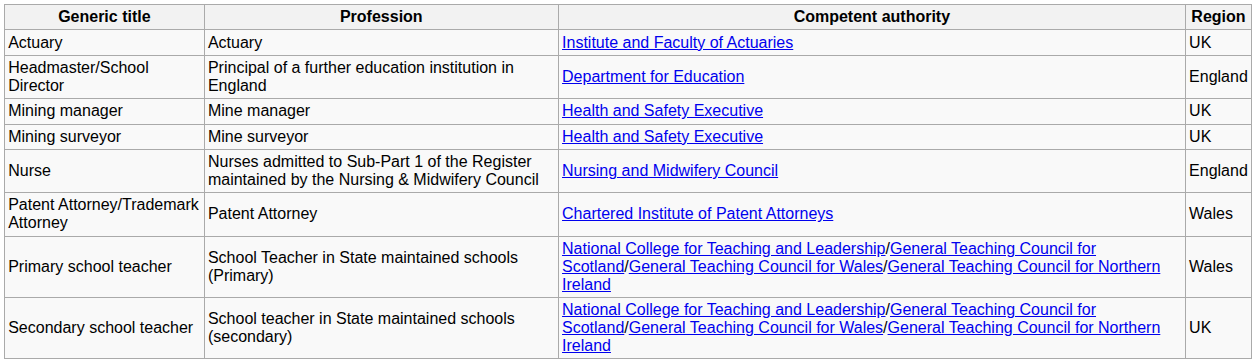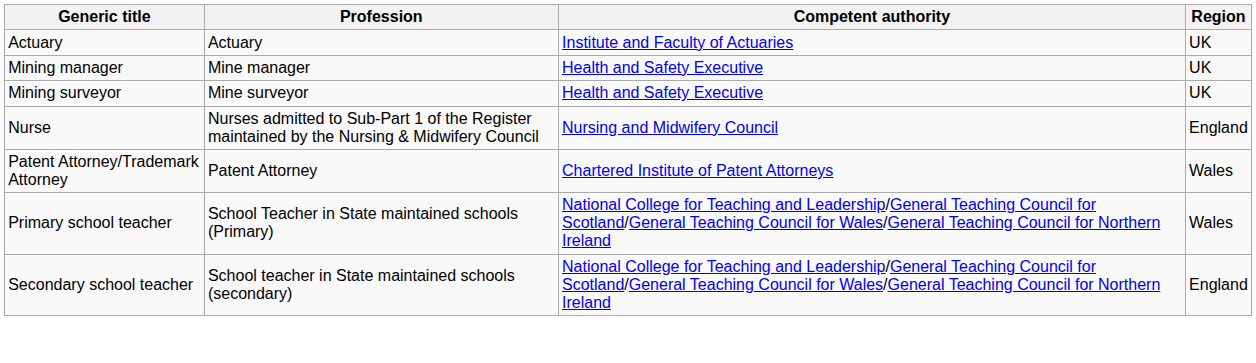- row: (78, 76)
(1200, 328) UK -> (1218, 284) England
